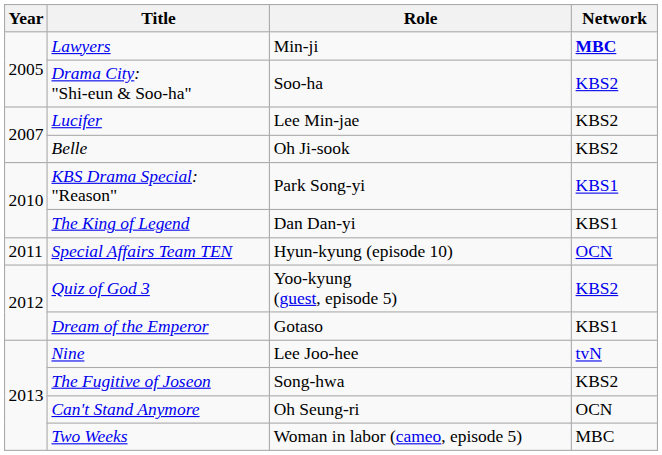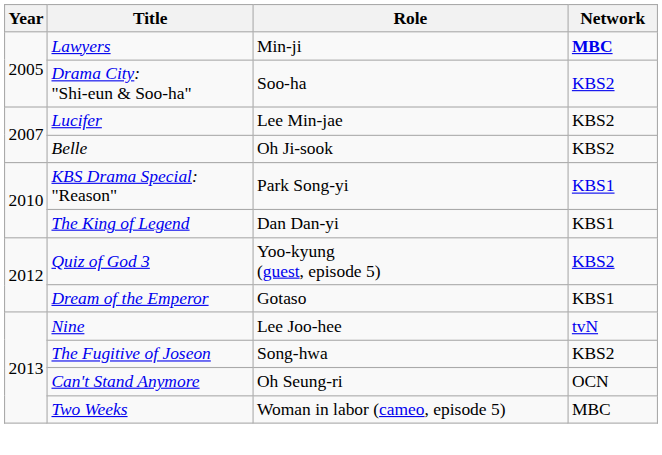- row: (142, 251)
